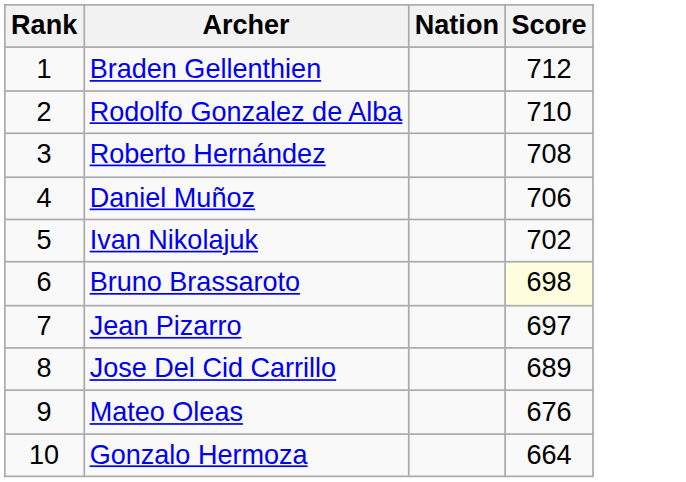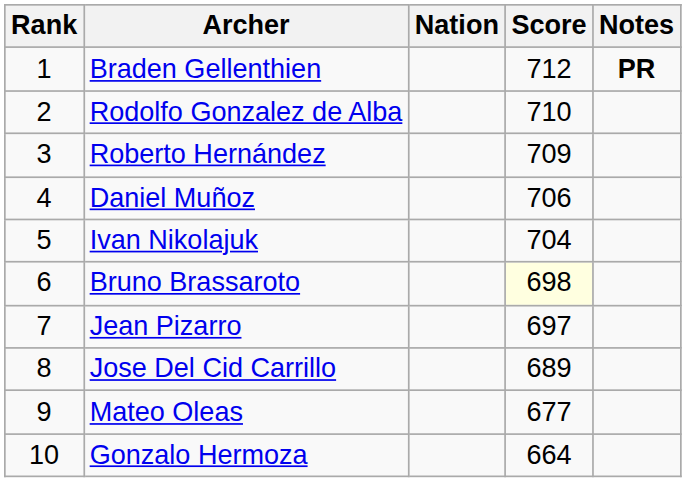+ column: (637, 25)
(549, 154) 708 -> (549, 154) 709
(549, 240) 702 -> (549, 240) 704
(549, 411) 676 -> (549, 411) 677
